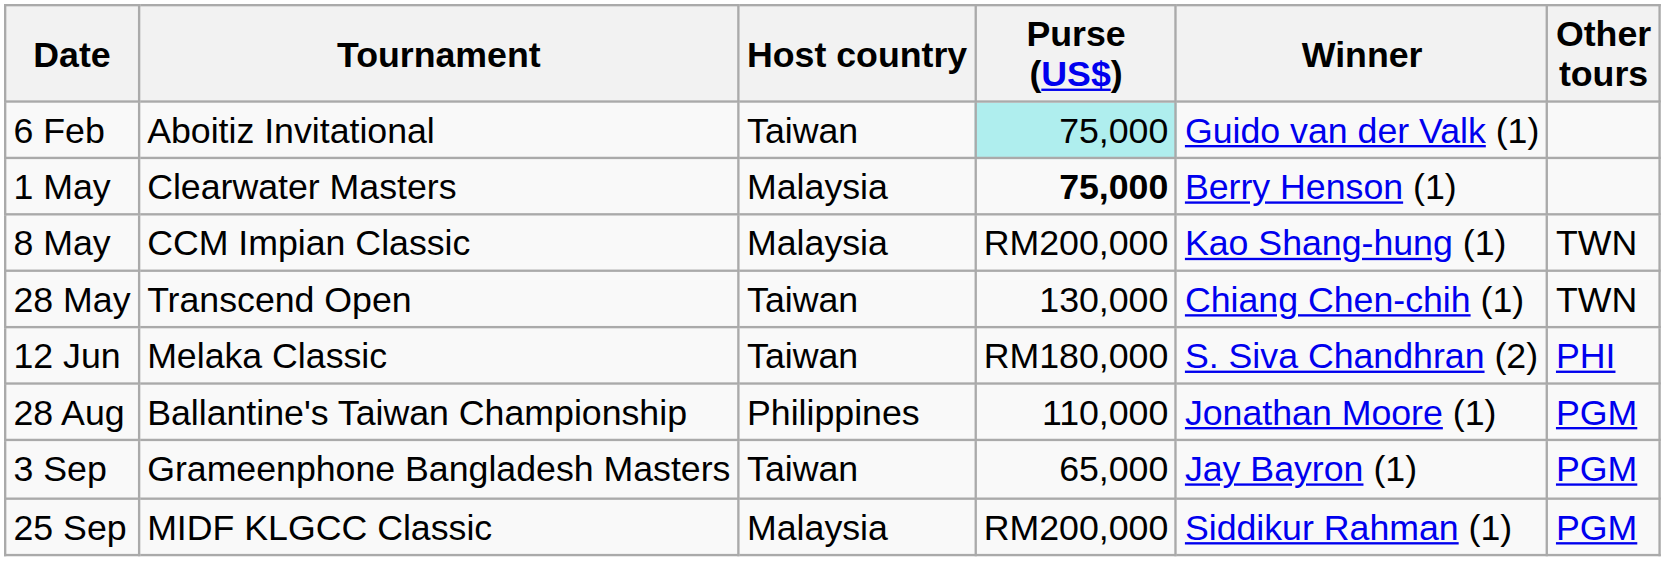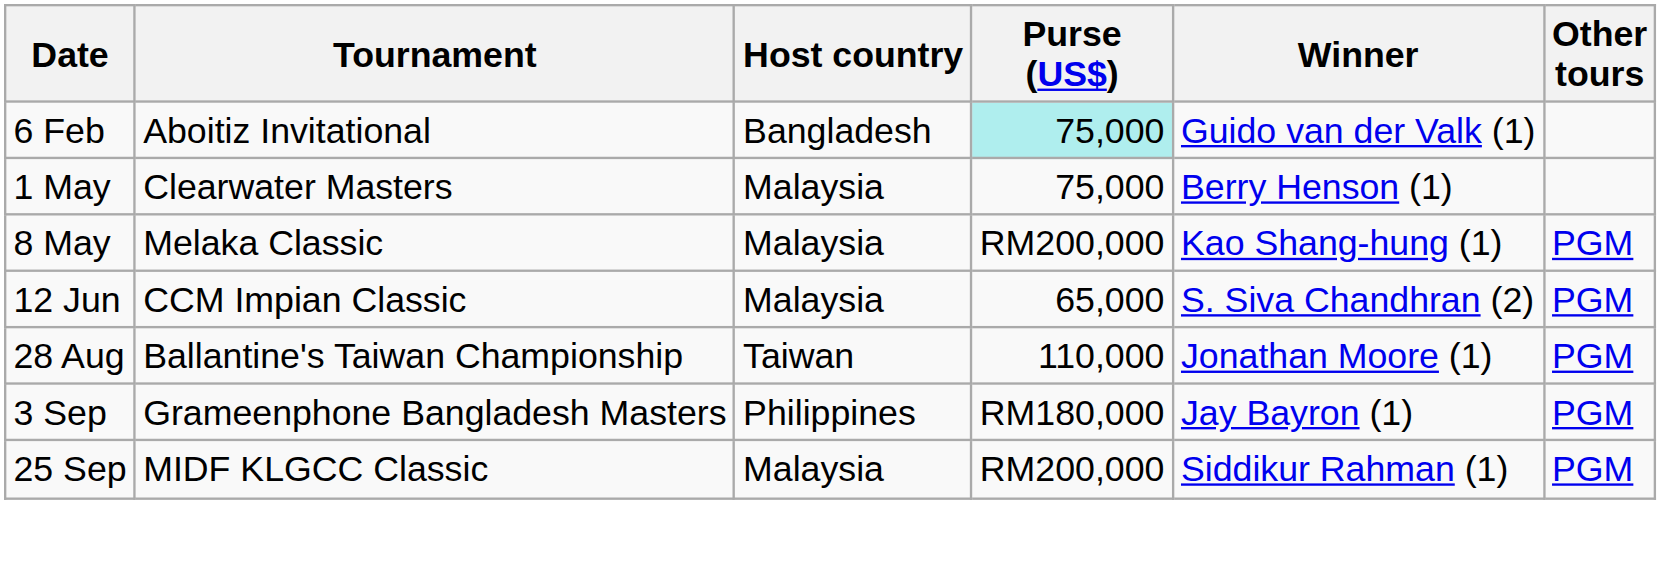(803, 130) Taiwan -> (837, 130) Bangladesh
(1114, 187) bold -> (1110, 187) normal
(309, 243) CCM Impian Classic -> (263, 243) Melaka Classic
(1597, 243) TWN -> (1593, 243) PGM
- row: (72, 300)
(267, 356) Melaka Classic -> (305, 300) CCM Impian Classic
(803, 356) Taiwan -> (814, 300) Malaysia
(1076, 356) RM180,000 -> (1110, 300) 65,000
(1586, 356) PHI -> (1593, 300) PGM
(833, 413) Philippines -> (799, 356) Taiwan
(803, 469) Taiwan -> (829, 413) Philippines
(1114, 469) 65,000 -> (1072, 413) RM180,000
